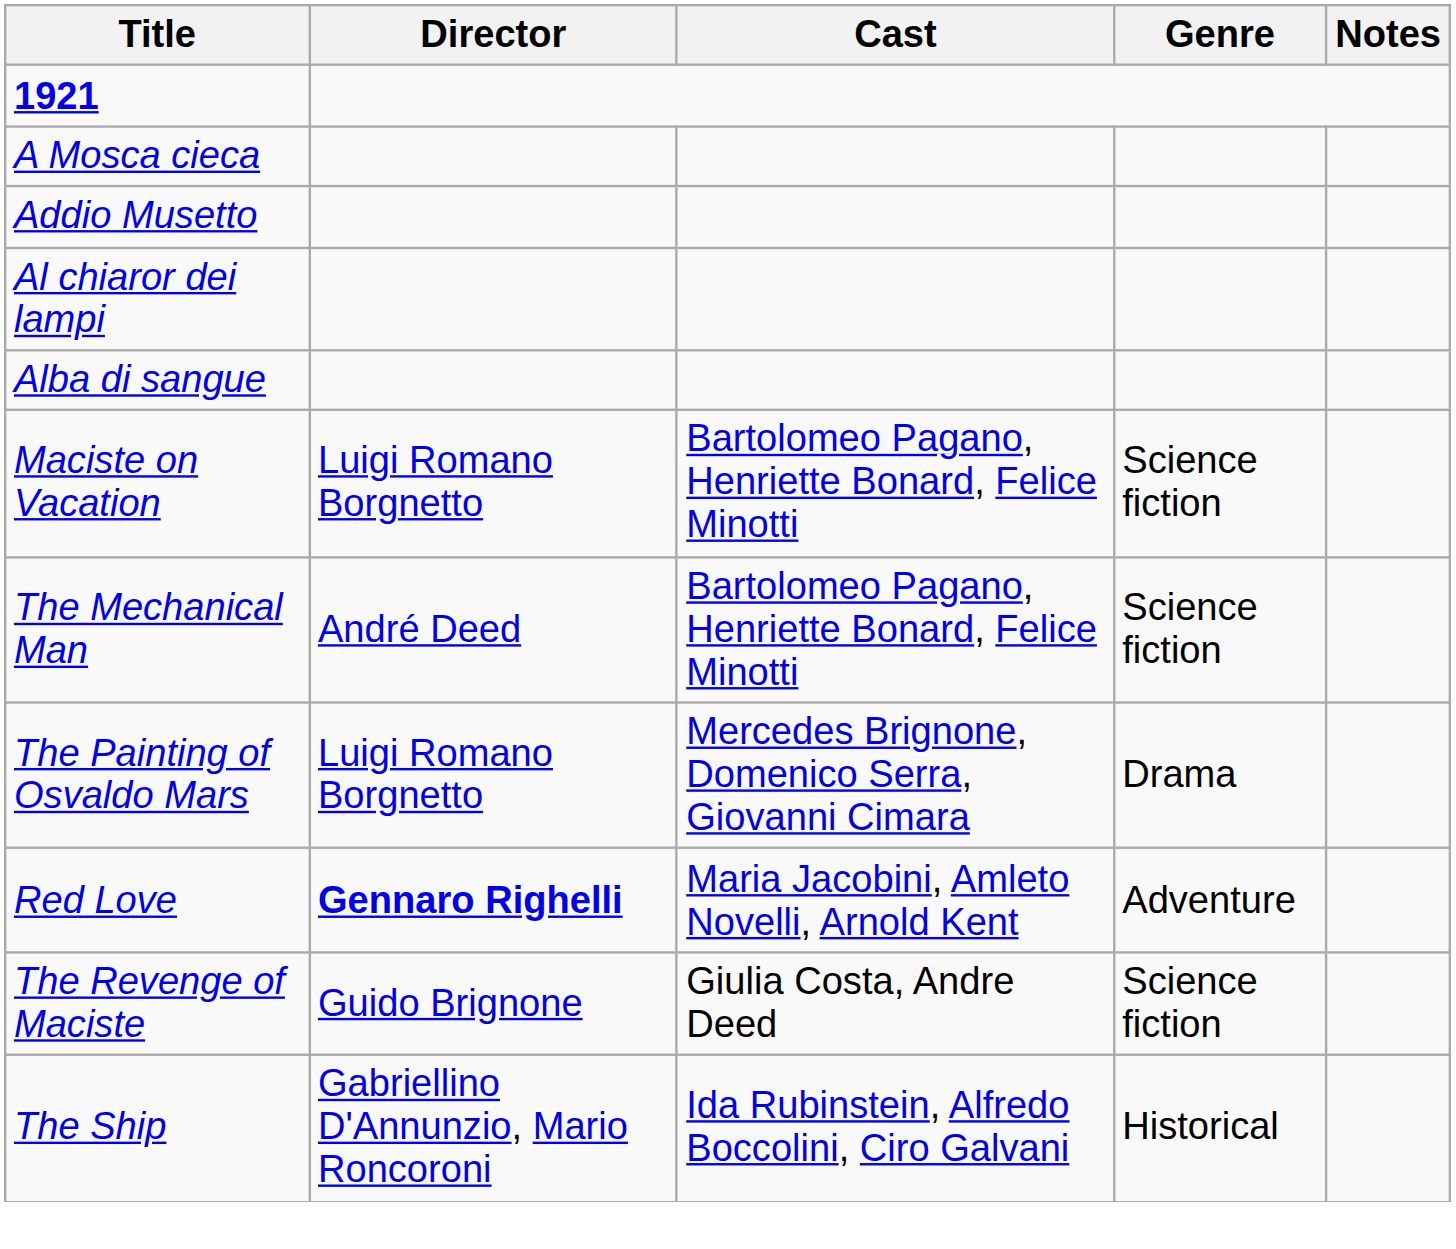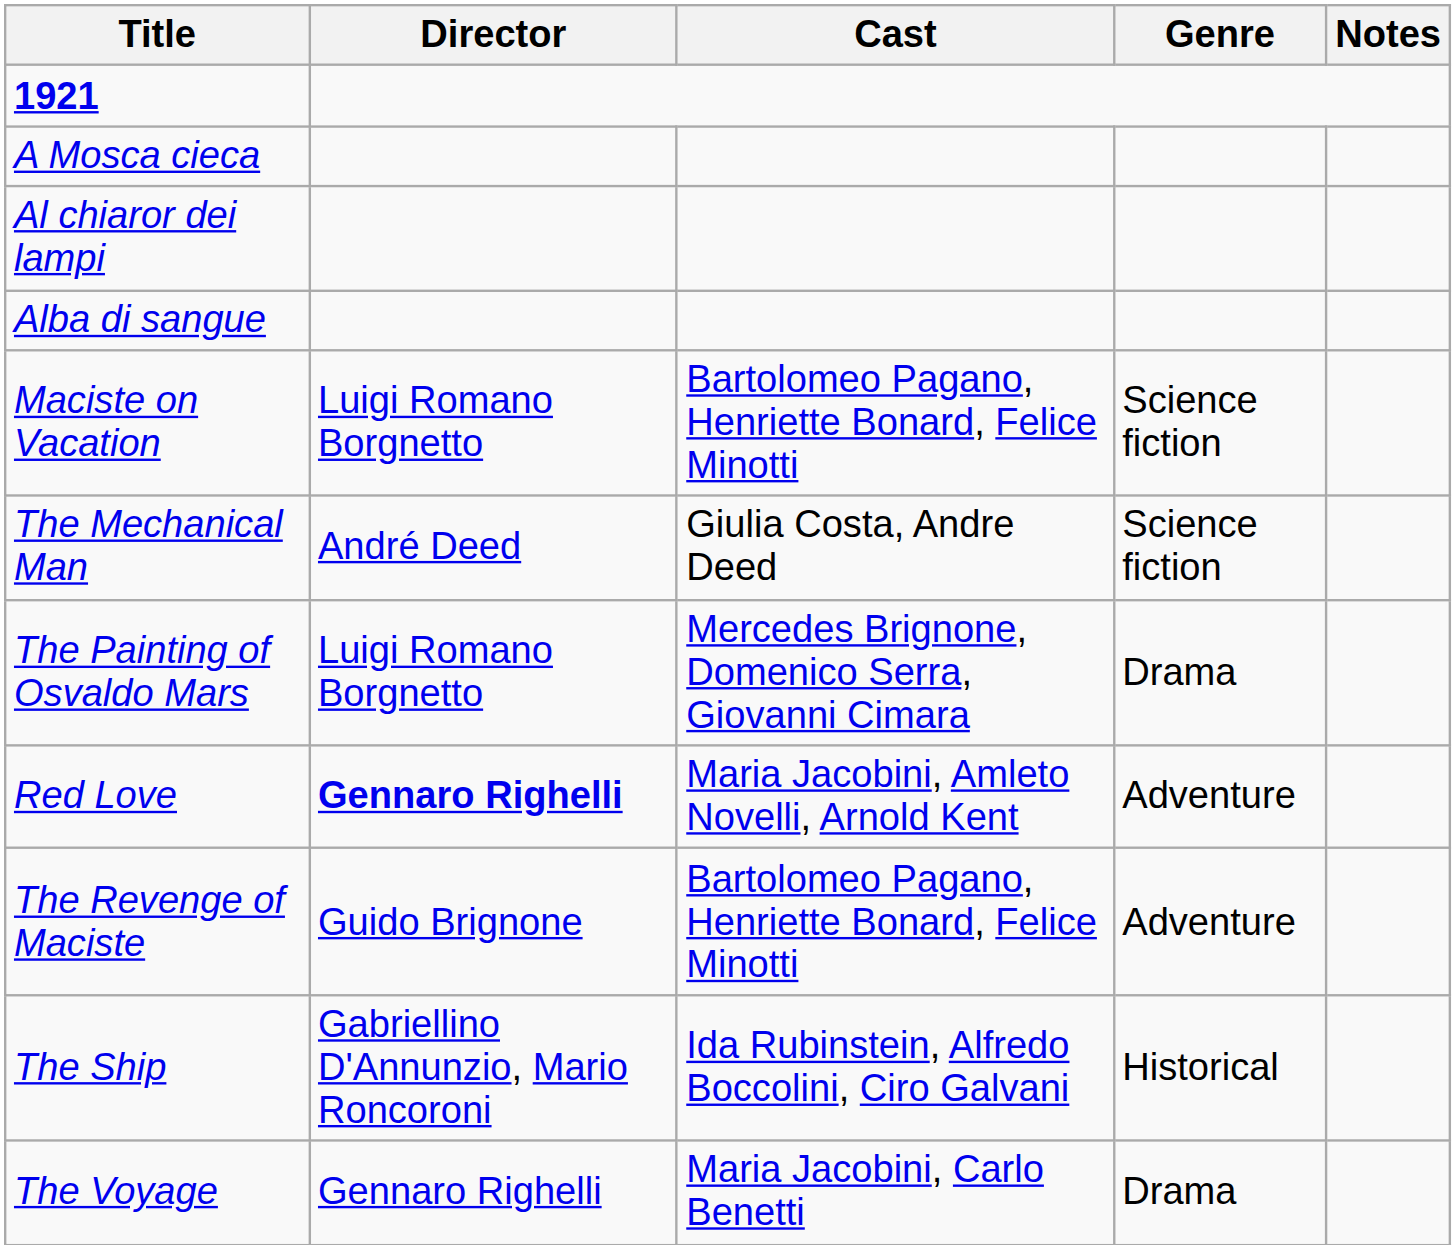- row: (136, 215)
(892, 628) Bartolomeo Pagano, Henriette Bonard, Felice Minotti -> (850, 546) Giulia Costa, Andre Deed
(850, 1002) Giulia Costa, Andre Deed -> (892, 920) Bartolomeo Pagano, Henriette Bonard, Felice Minotti
(1190, 1002) Science fiction -> (1209, 920) Adventure
+ row: (116, 1191)
